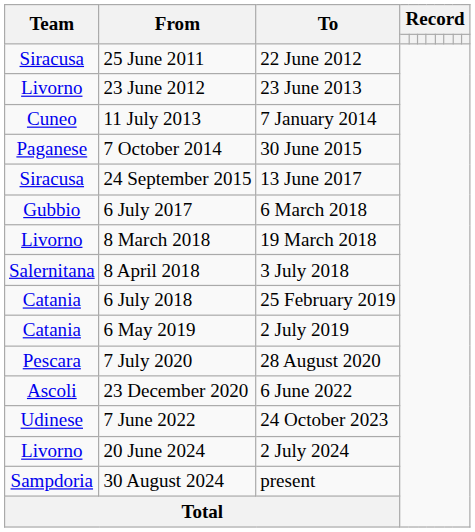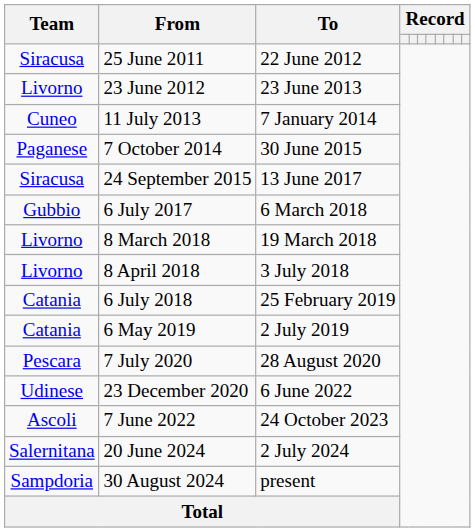(52, 269) Salernitana -> (52, 269) Livorno
(52, 390) Ascoli -> (52, 390) Udinese
(52, 420) Udinese -> (52, 420) Ascoli
(52, 451) Livorno -> (52, 451) Salernitana
